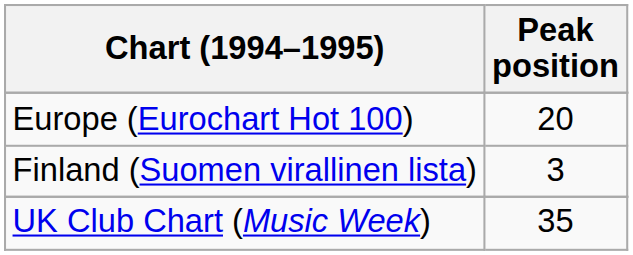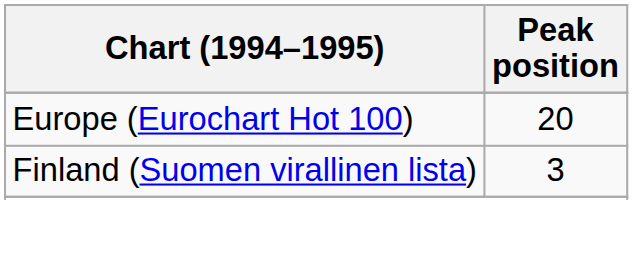- row: (222, 222)
